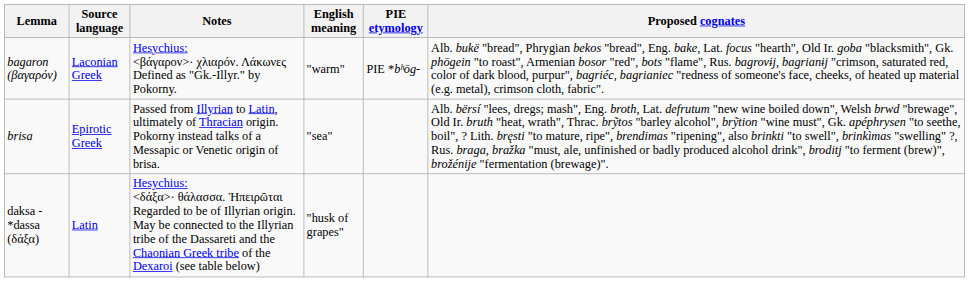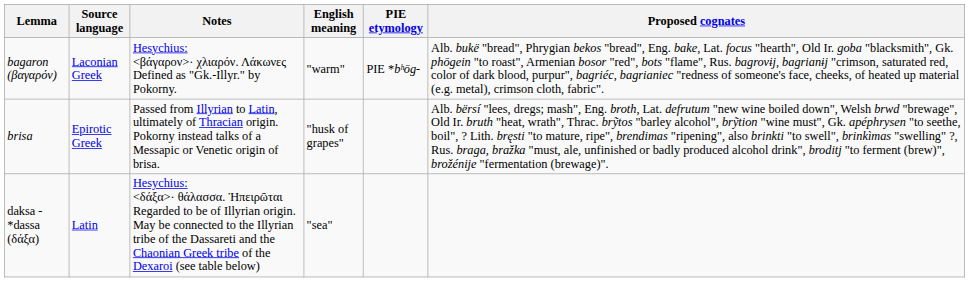(320, 136) "sea" -> (327, 136) "husk of grapes"
(327, 225) "husk of grapes" -> (320, 225) "sea"
